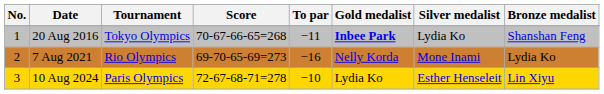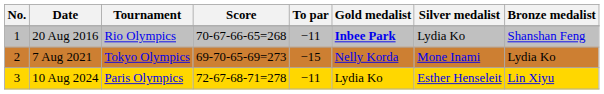(147, 36) Tokyo Olympics -> (140, 36) Rio Olympics
(140, 57) Rio Olympics -> (147, 57) Tokyo Olympics
(311, 57) −16 -> (311, 57) −15
(311, 78) −10 -> (311, 78) −11
